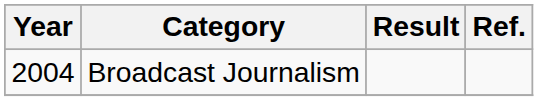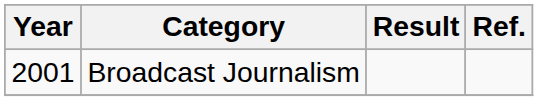(43, 71) 2004 -> (43, 71) 2001
